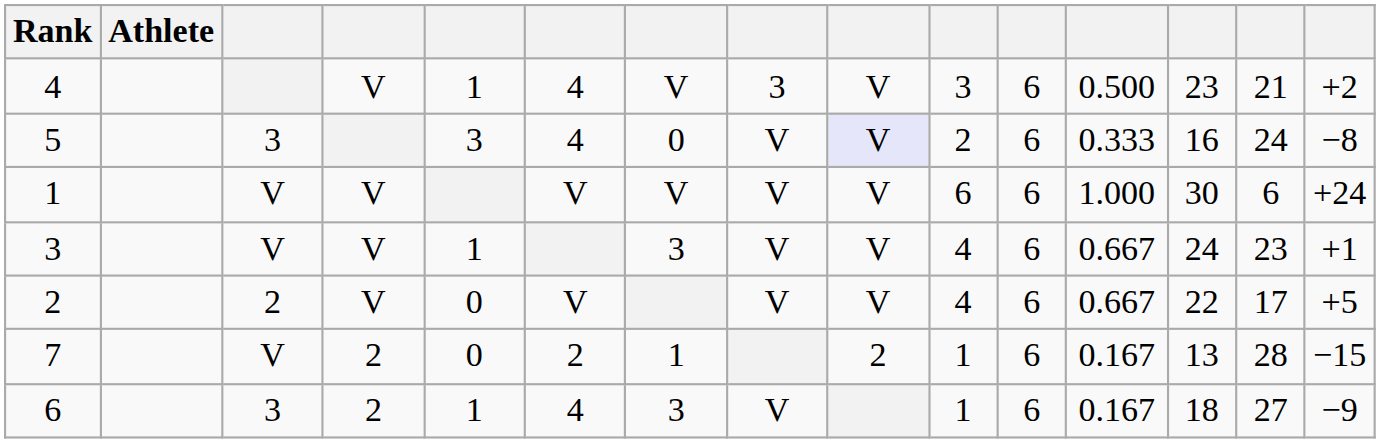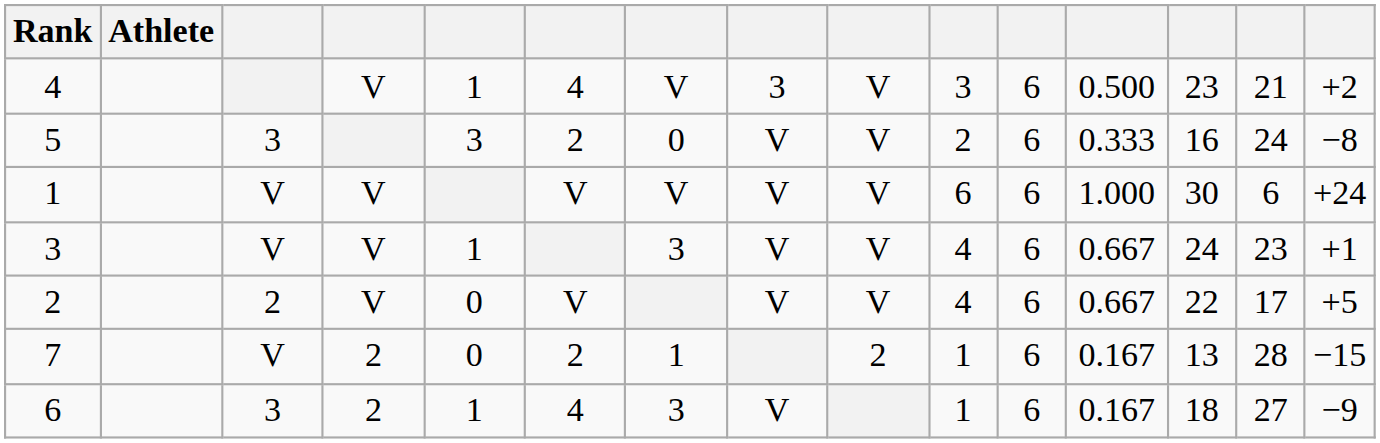(575, 139) 4 -> (575, 139) 2
(878, 139) lavender background -> (878, 139) no background
